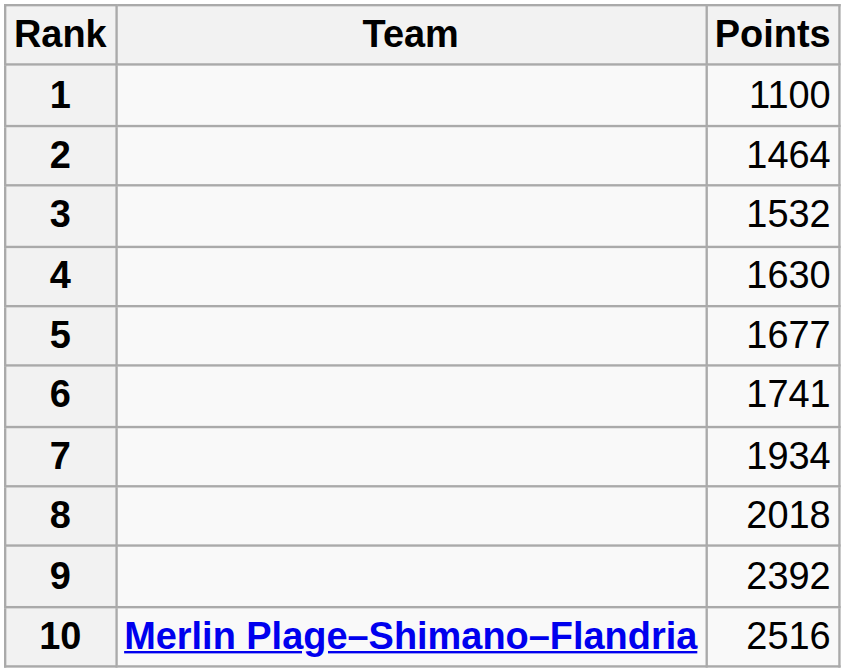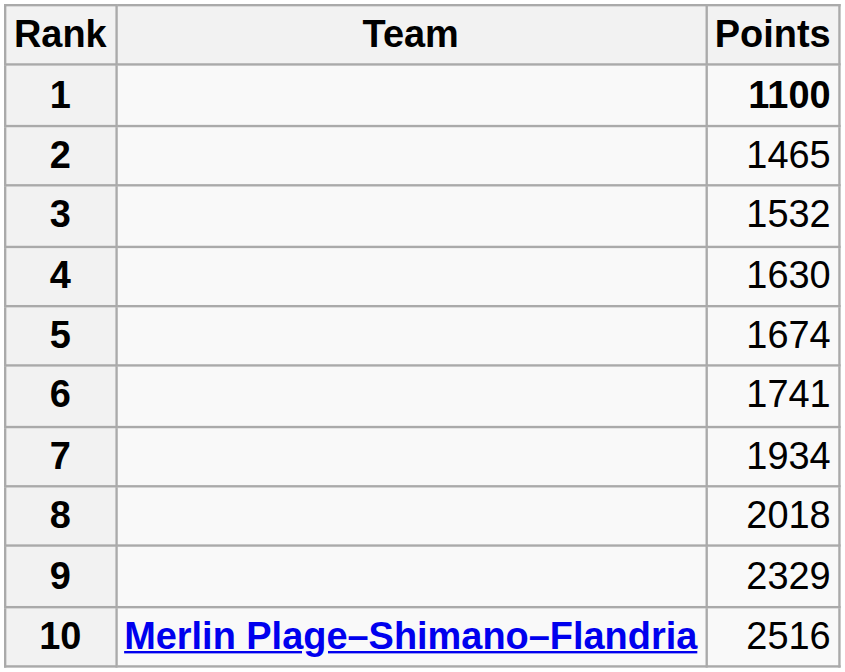(790, 94) normal -> (790, 94) bold
(788, 154) 1464 -> (788, 154) 1465
(788, 335) 1677 -> (788, 335) 1674
(788, 575) 2392 -> (788, 575) 2329
